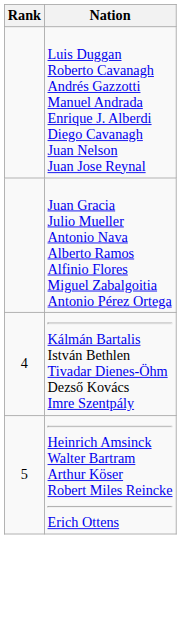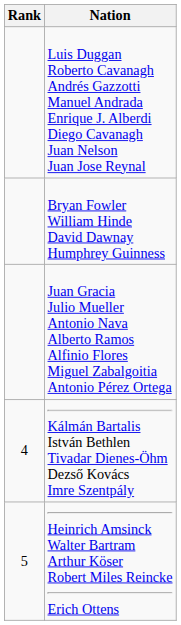+ row: (106, 229)
